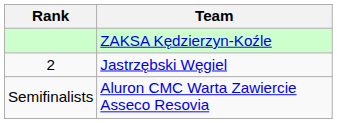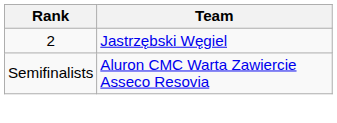- row: (186, 40)
